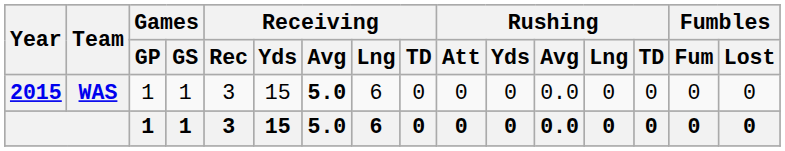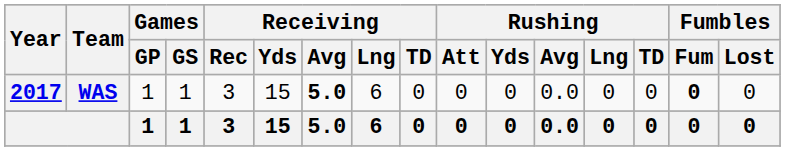(36, 93) 2015 -> (36, 93) 2017
(694, 93) normal -> (694, 93) bold
